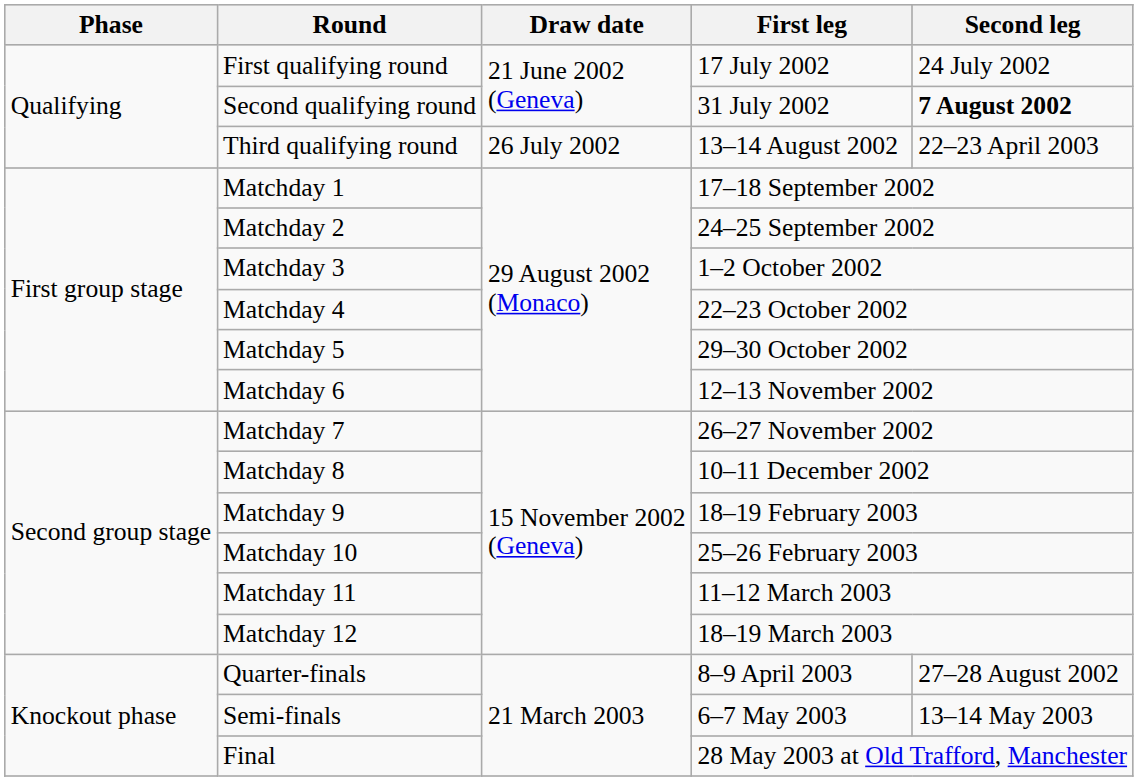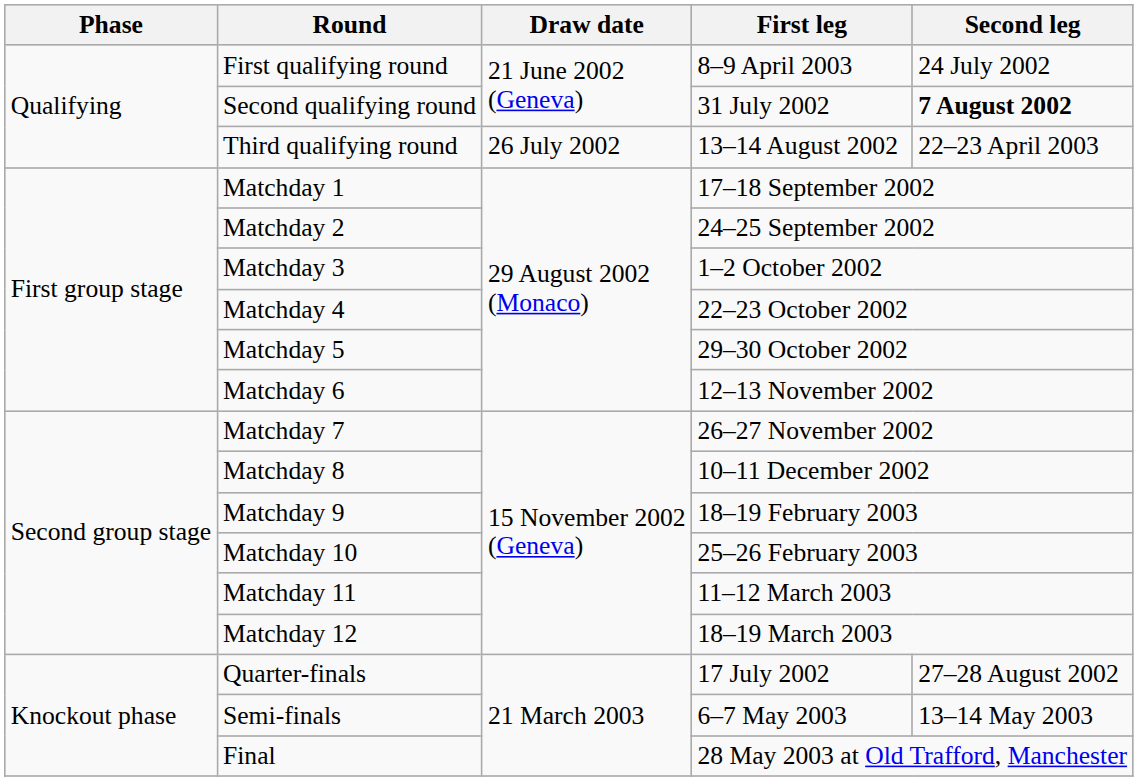(764, 65) 17 July 2002 -> (775, 65) 8–9 April 2003
(775, 674) 8–9 April 2003 -> (764, 674) 17 July 2002
